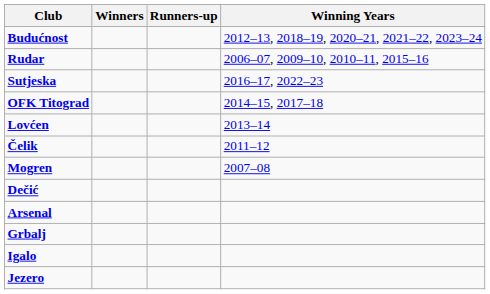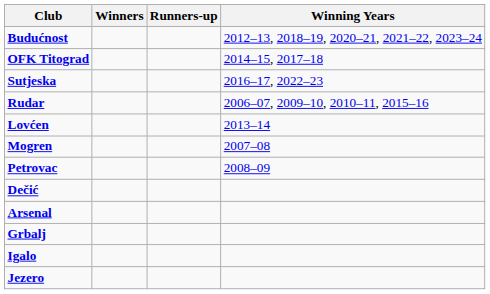rows swapped: (26, 59) <-> (48, 103)
- row: (23, 146)
+ row: (32, 168)
